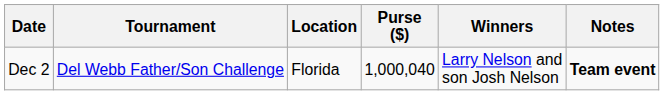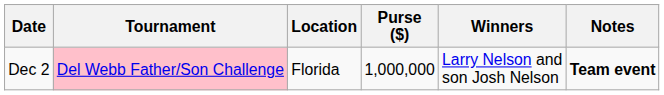(170, 69) no background -> (170, 69) pink background
(400, 69) 1,000,040 -> (400, 69) 1,000,000
